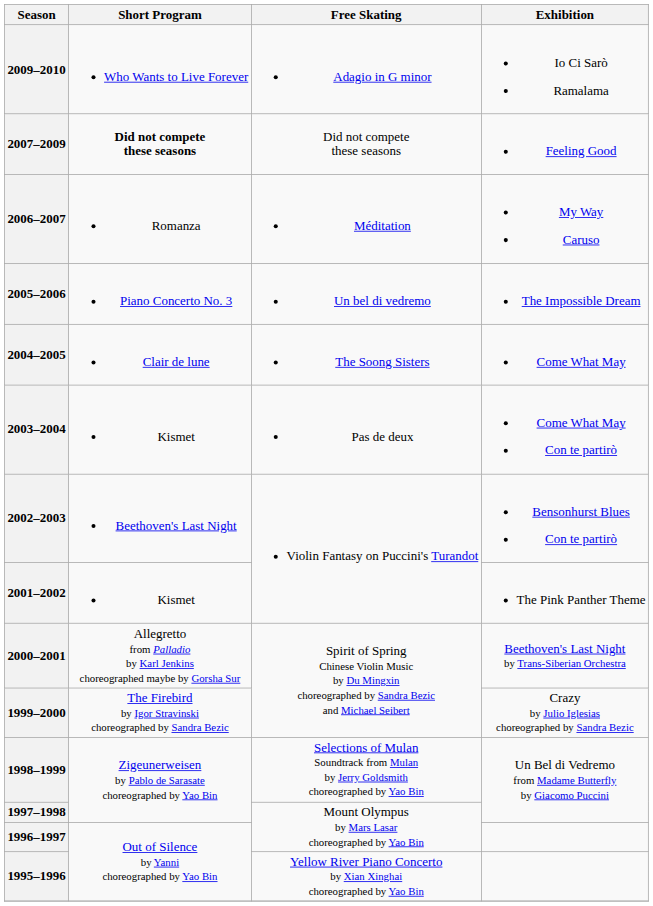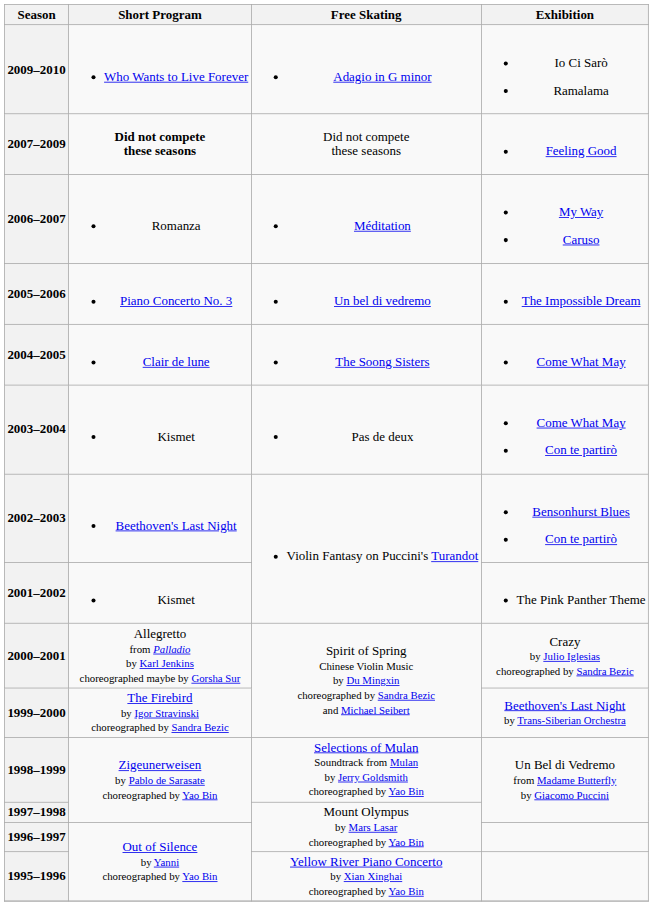(565, 655) Beethoven's Last Night by Trans-Siberian Orchestra -> (565, 655) Crazy by Julio Iglesias choreographed by Sandra Bezic
(565, 712) Crazy by Julio Iglesias choreographed by Sandra Bezic -> (565, 712) Beethoven's Last Night by Trans-Siberian Orchestra
